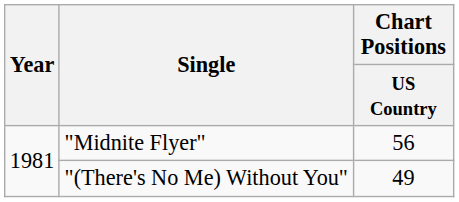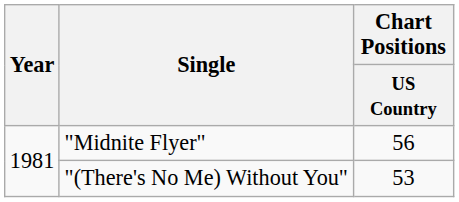(403, 177) 49 -> (403, 177) 53
